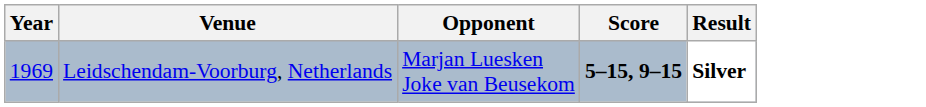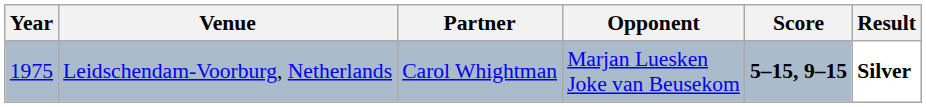+ column: (480, 22)
(31, 71) 1969 -> (31, 71) 1975
